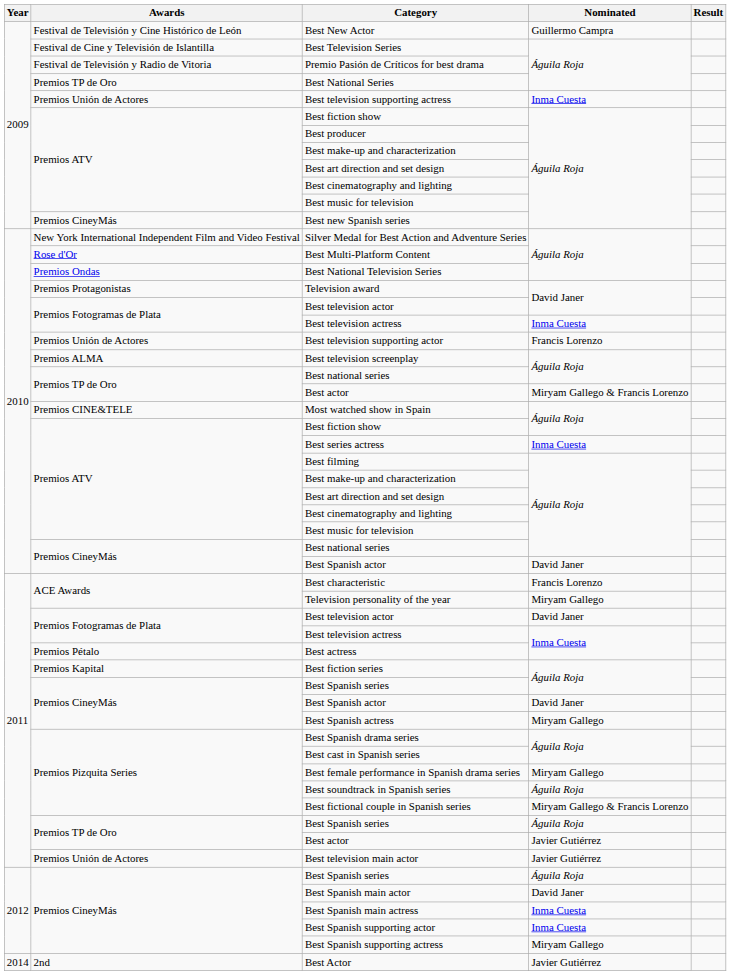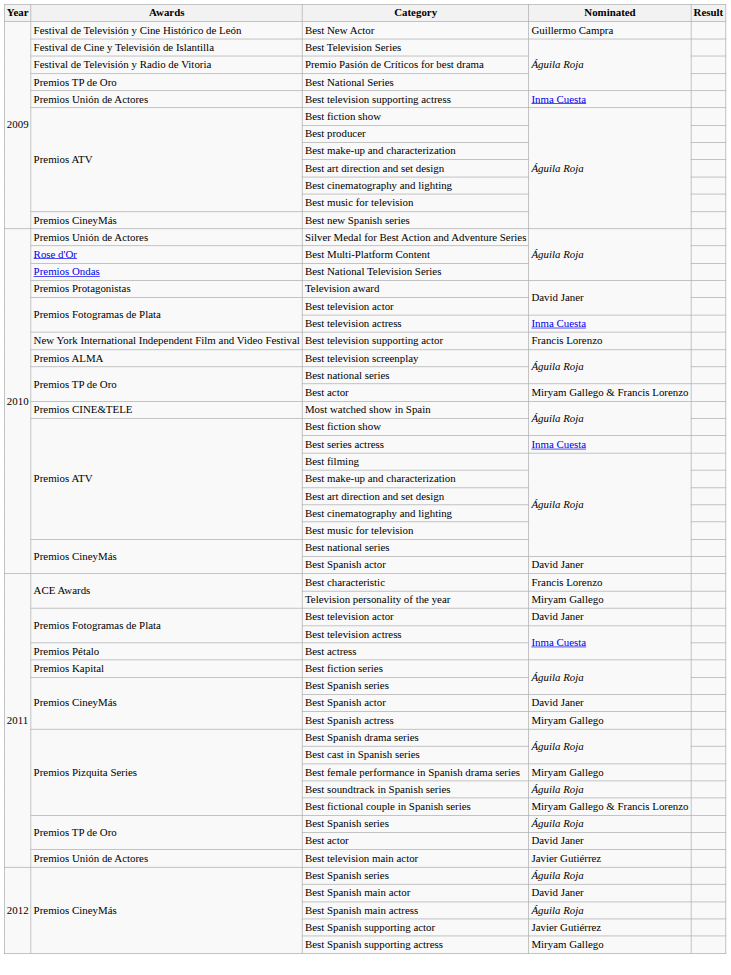(167, 237) New York International Independent Film and Video Festival -> (91, 237) Premios Unión de Actores
(91, 340) Premios Unión de Actores -> (167, 340) New York International Independent Film and Video Festival
(566, 841) Javier Gutiérrez -> (558, 841) David Janer
(559, 910) Inma Cuesta -> (558, 910) Águila Roja
(559, 927) Inma Cuesta -> (566, 927) Javier Gutiérrez
- row: (18, 962)
